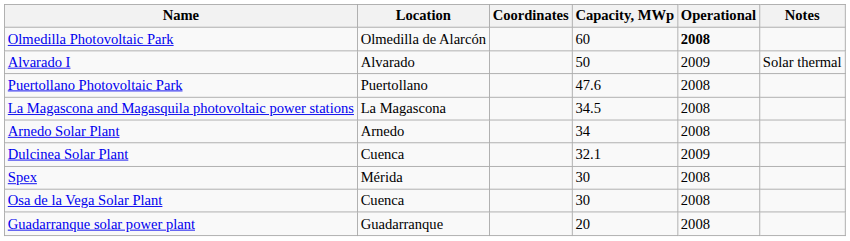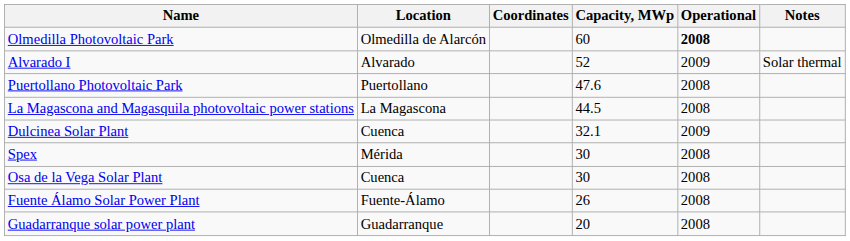(583, 62) 50 -> (583, 62) 52
(588, 108) 34.5 -> (588, 108) 44.5
- row: (64, 131)
+ row: (104, 200)
